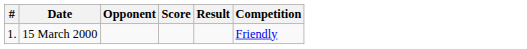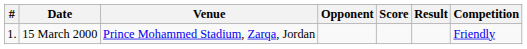+ column: (209, 14)
